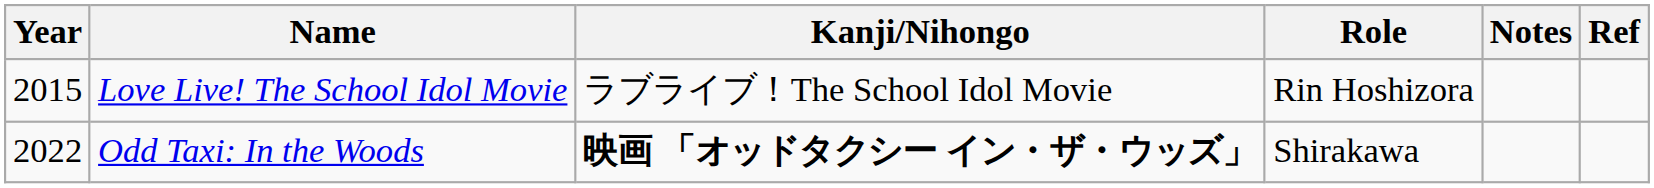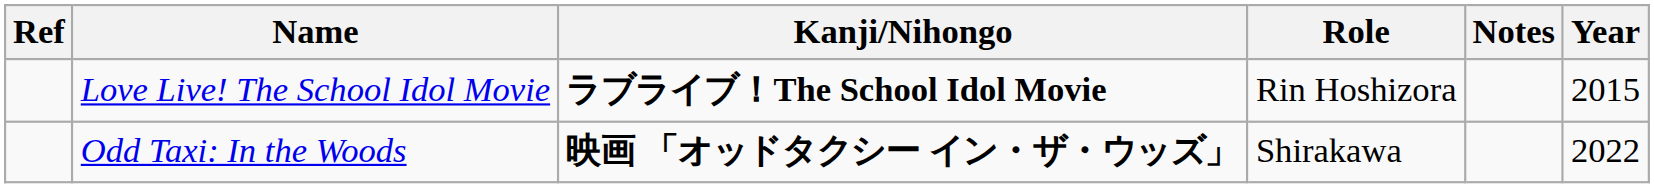columns swapped: (48, 31) <-> (1614, 31)
(848, 88) normal -> (836, 88) bold
